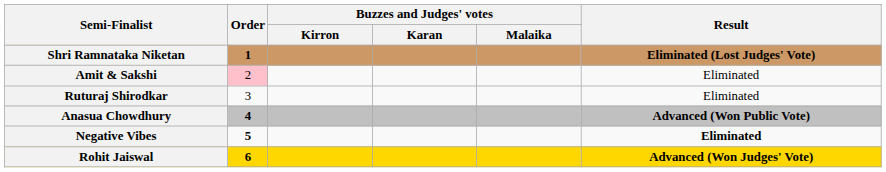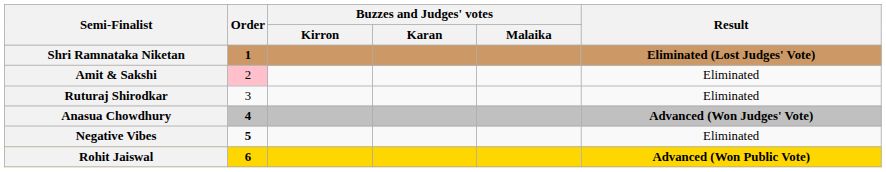(731, 116) Advanced (Won Public Vote) -> (731, 116) Advanced (Won Judges' Vote)
(731, 136) bold -> (731, 136) normal
(731, 156) Advanced (Won Judges' Vote) -> (731, 156) Advanced (Won Public Vote)
